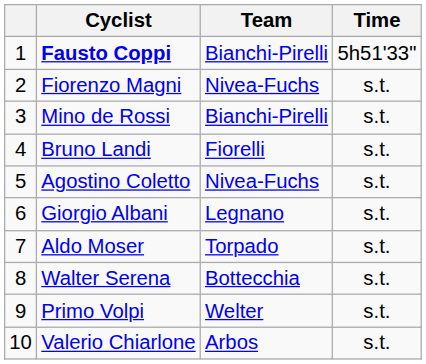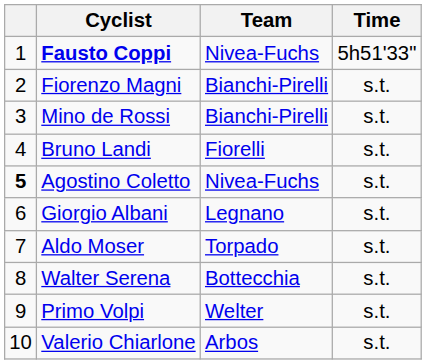(267, 52) Bianchi-Pirelli -> (262, 52) Nivea-Fuchs
(262, 85) Nivea-Fuchs -> (267, 85) Bianchi-Pirelli
(21, 181) normal -> (21, 181) bold
